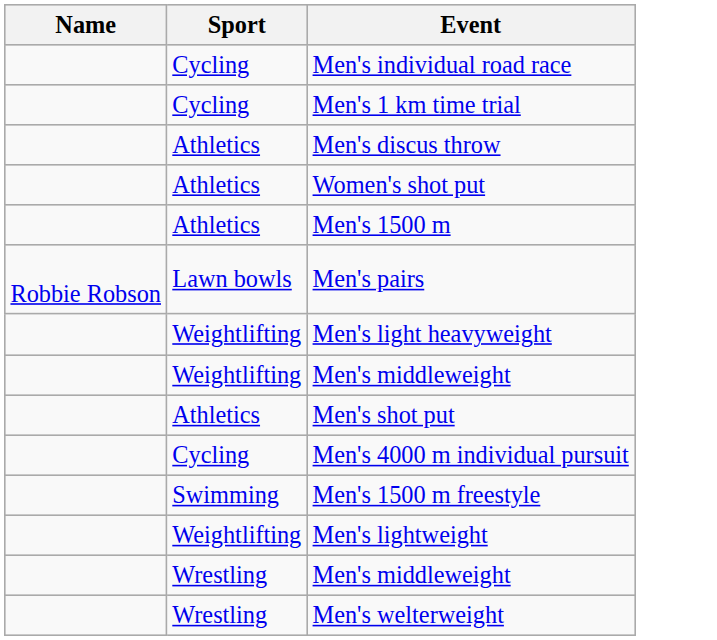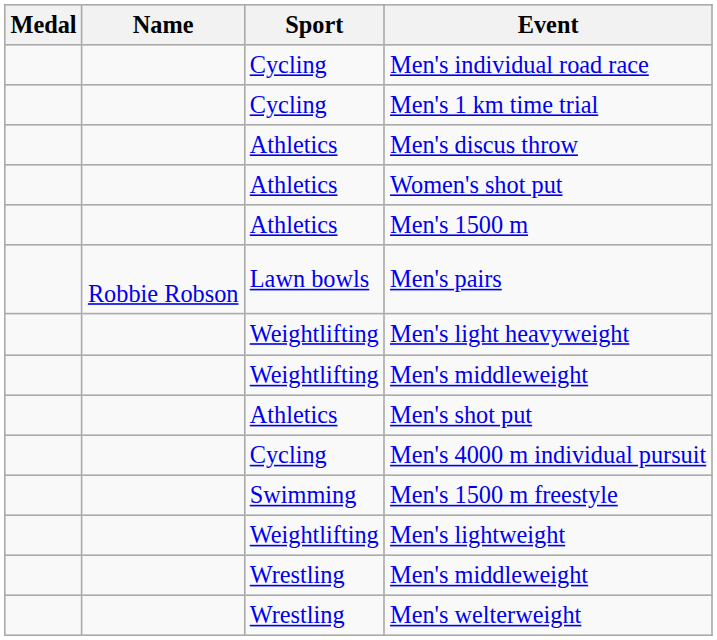+ column: (44, 24)
